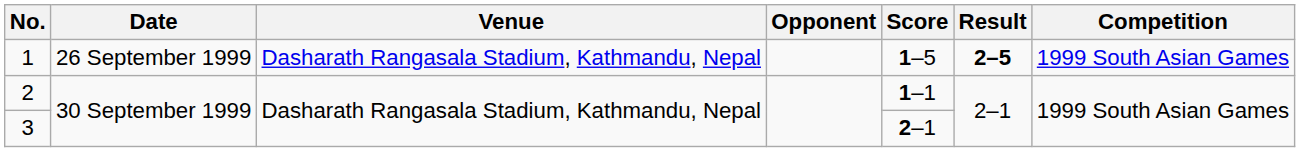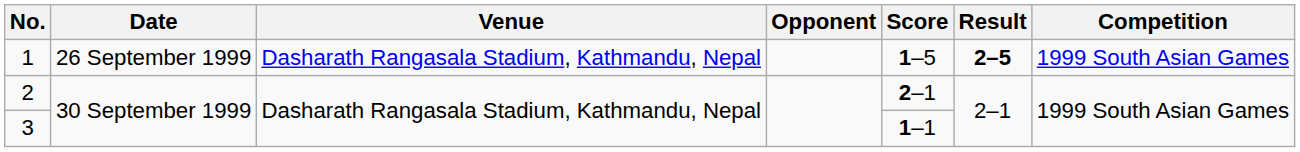(917, 92) 1–1 -> (917, 92) 2–1
(917, 127) 2–1 -> (917, 127) 1–1
